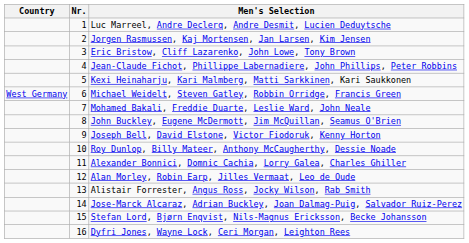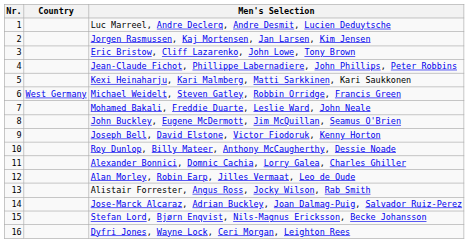columns swapped: (79, 11) <-> (37, 11)
